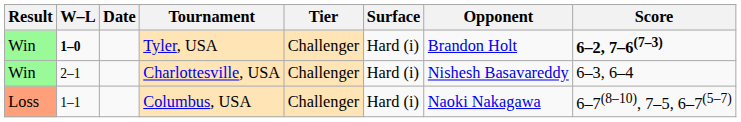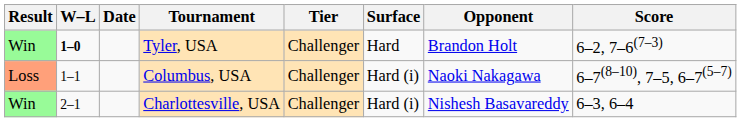(393, 45) Hard (i) -> (383, 45) Hard
(620, 45) bold -> (620, 45) normal
rows swapped: (197, 101) <-> (212, 73)
